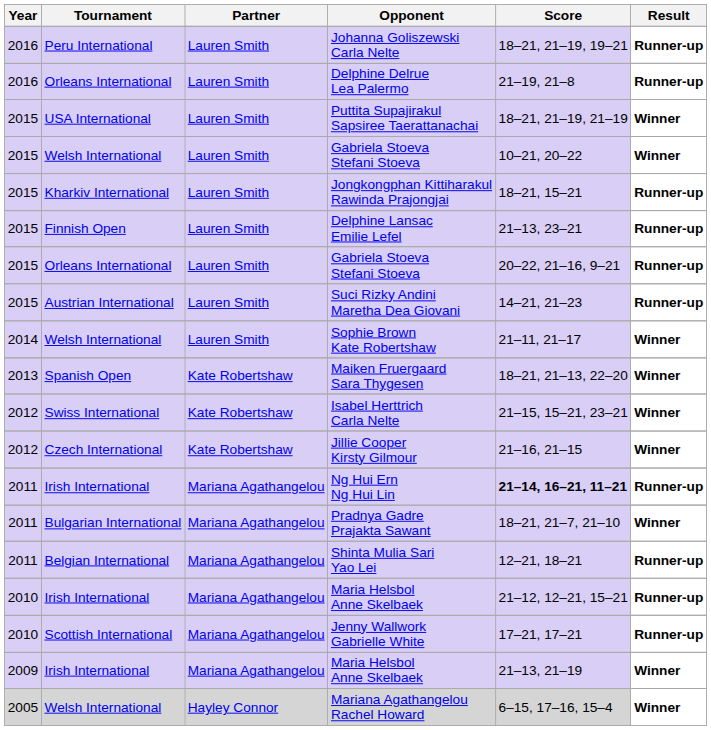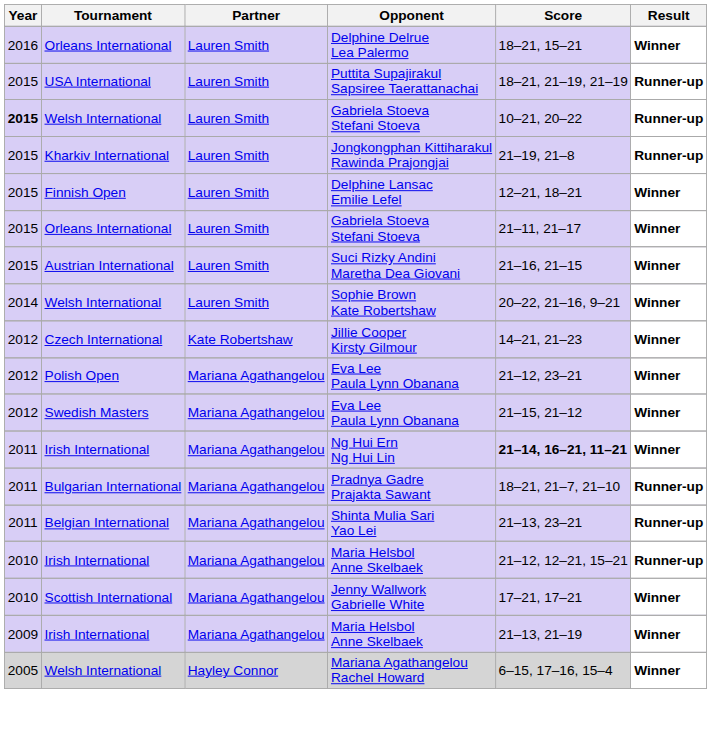- row: (98, 45)
(537, 82) 21–19, 21–8 -> (540, 45) 18–21, 15–21
(669, 82) Runner-up -> (657, 45) Winner
(657, 119) Winner -> (669, 82) Runner-up
(23, 155) normal -> (23, 119) bold
(657, 155) Winner -> (669, 119) Runner-up
(540, 192) 18–21, 15–21 -> (537, 155) 21–19, 21–8
(540, 229) 21–13, 23–21 -> (540, 192) 12–21, 18–21
(669, 229) Runner-up -> (657, 192) Winner
(559, 266) 20–22, 21–16, 9–21 -> (540, 229) 21–11, 21–17
(669, 266) Runner-up -> (657, 229) Winner
(540, 303) 14–21, 21–23 -> (540, 266) 21–16, 21–15
(669, 303) Runner-up -> (657, 266) Winner
(540, 339) 21–11, 21–17 -> (559, 303) 20–22, 21–16, 9–21
- row: (88, 376)
- row: (102, 413)
(540, 450) 21–16, 21–15 -> (540, 339) 14–21, 21–23
+ row: (82, 376)
+ row: (97, 413)
(669, 487) Runner-up -> (657, 450) Winner
(657, 523) Winner -> (669, 487) Runner-up
(540, 560) 12–21, 18–21 -> (540, 523) 21–13, 23–21
(669, 634) Runner-up -> (657, 597) Winner
